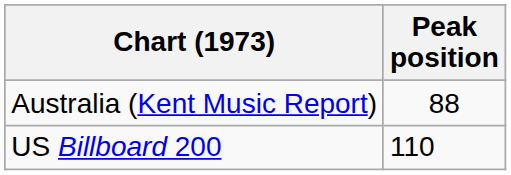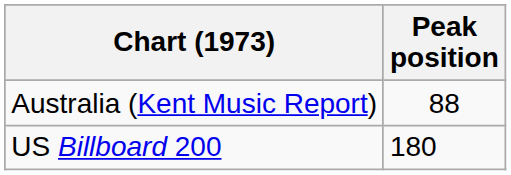(412, 147) 110 -> (413, 147) 180
